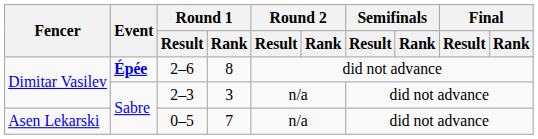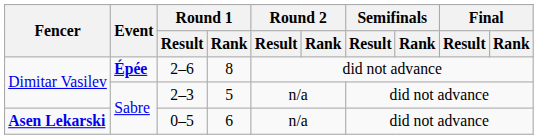(229, 95) 3 -> (229, 95) 5
(54, 121) normal -> (57, 121) bold
(229, 121) 7 -> (229, 121) 6
